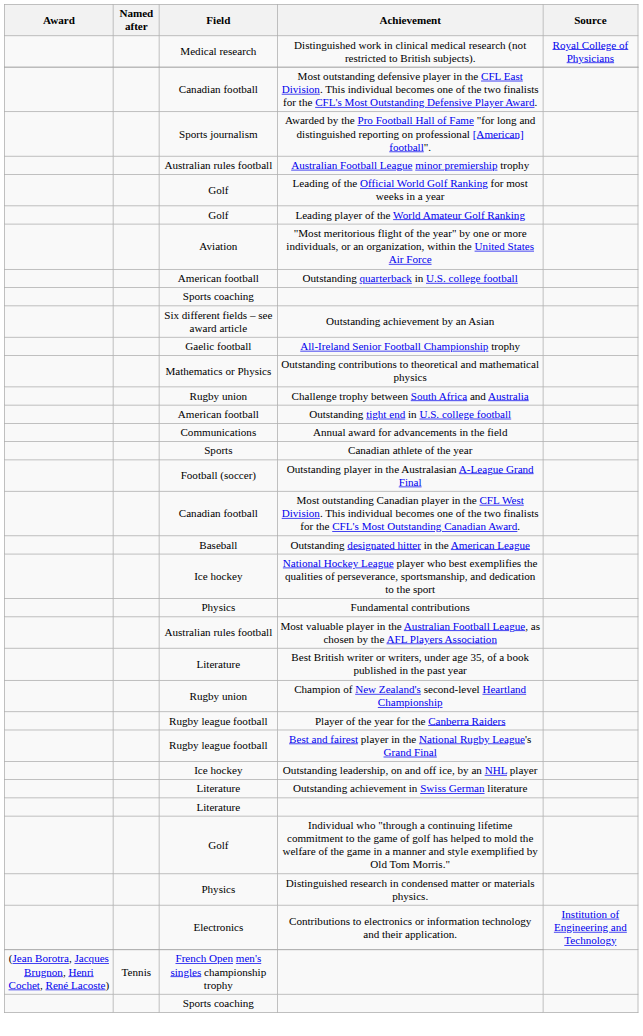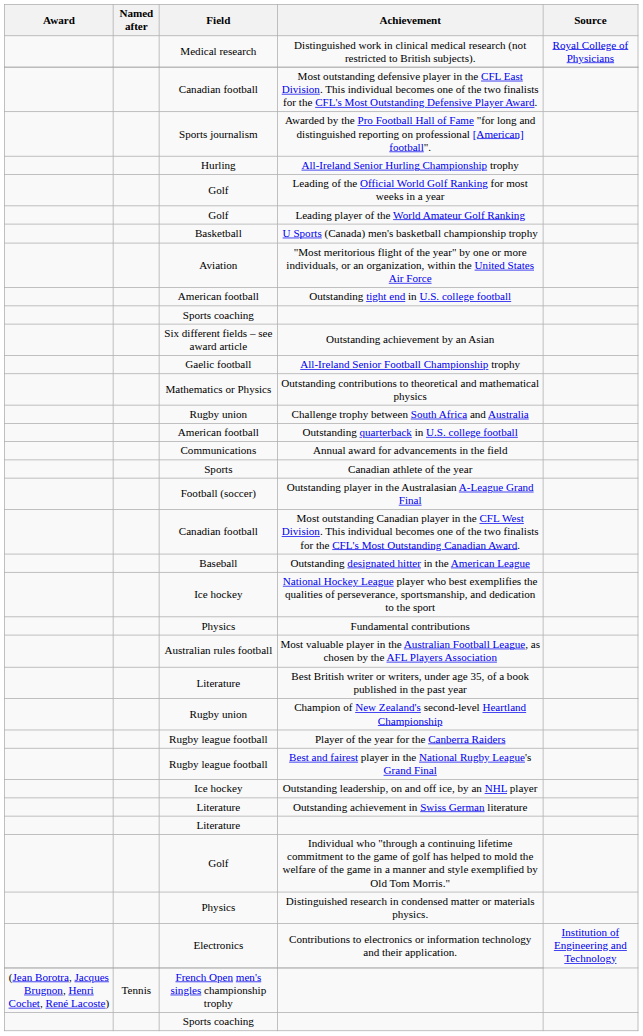+ row: (218, 165)
- row: (218, 165)
+ row: (218, 233)
rows swapped: (218, 414) <-> (218, 278)
